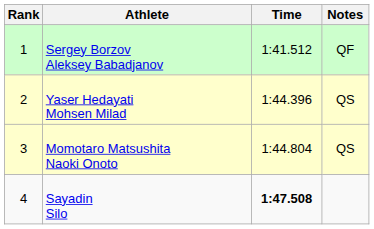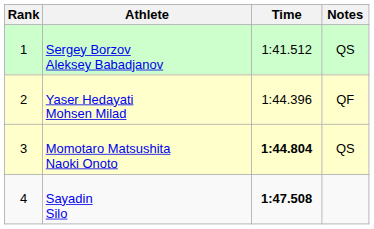(345, 49) QF -> (345, 49) QS
(345, 99) QS -> (345, 99) QF
(287, 149) normal -> (287, 149) bold
